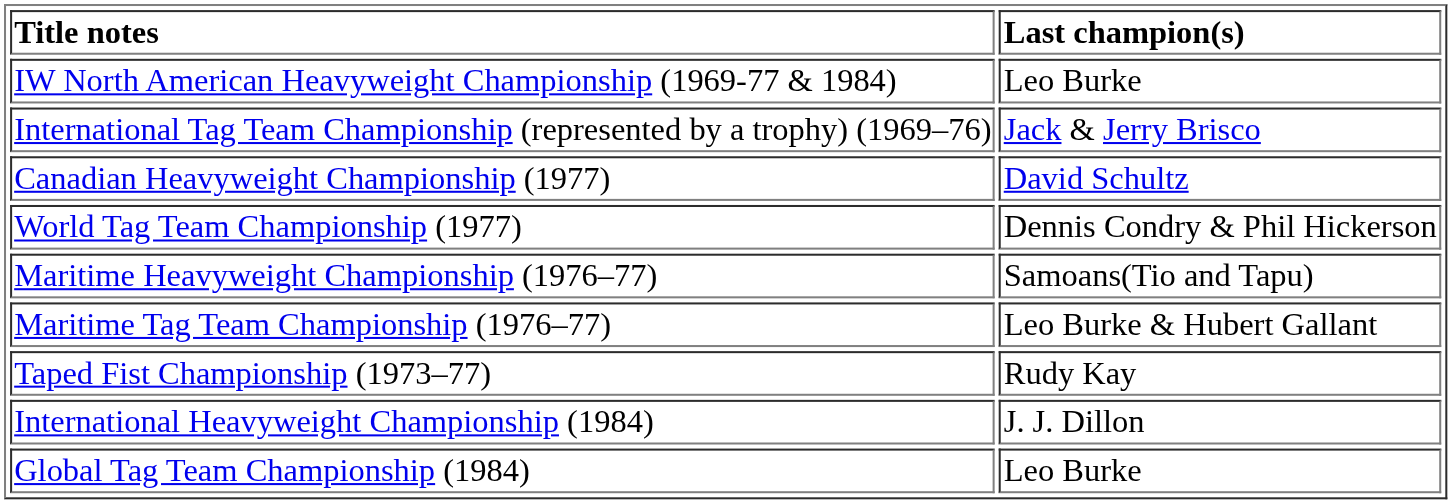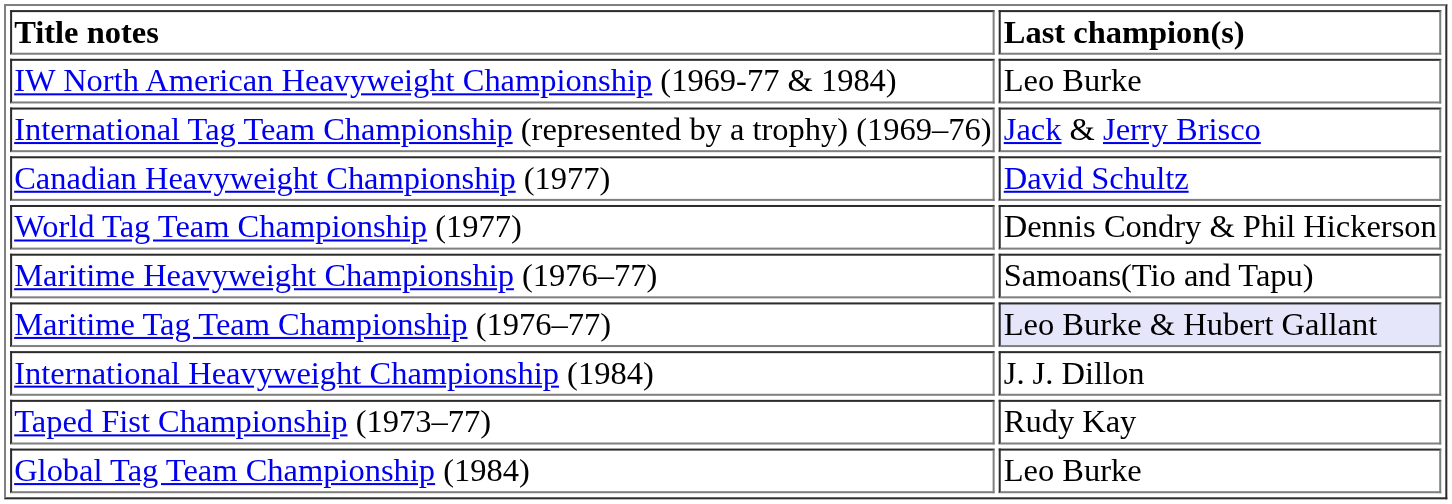(1190, 324) no background -> (1190, 324) lavender background
rows swapped: (253, 372) <-> (334, 421)
